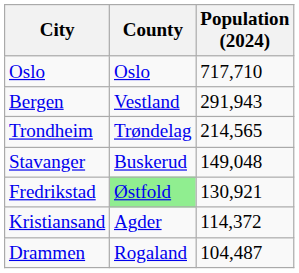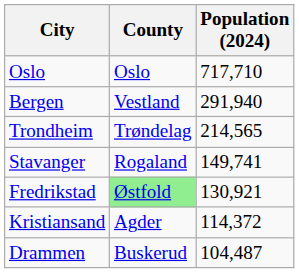(231, 101) 291,943 -> (231, 101) 291,940
(150, 161) Buskerud -> (150, 161) Rogaland
(231, 161) 149,048 -> (231, 161) 149,741
(150, 252) Rogaland -> (150, 252) Buskerud
